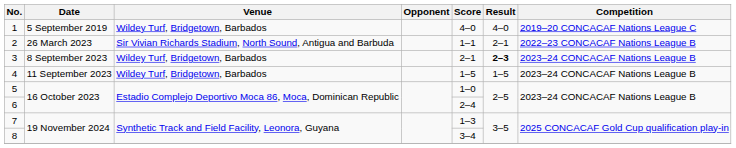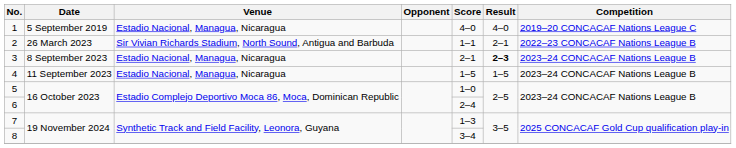(191, 27) Wildey Turf, Bridgetown, Barbados -> (201, 27) Estadio Nacional, Managua, Nicaragua
(191, 58) Wildey Turf, Bridgetown, Barbados -> (201, 58) Estadio Nacional, Managua, Nicaragua
(191, 74) Wildey Turf, Bridgetown, Barbados -> (201, 74) Estadio Nacional, Managua, Nicaragua
